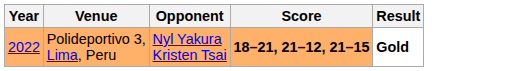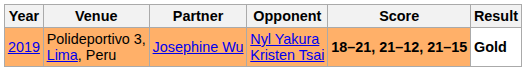+ column: (198, 16)
(24, 47) 2022 -> (24, 47) 2019
